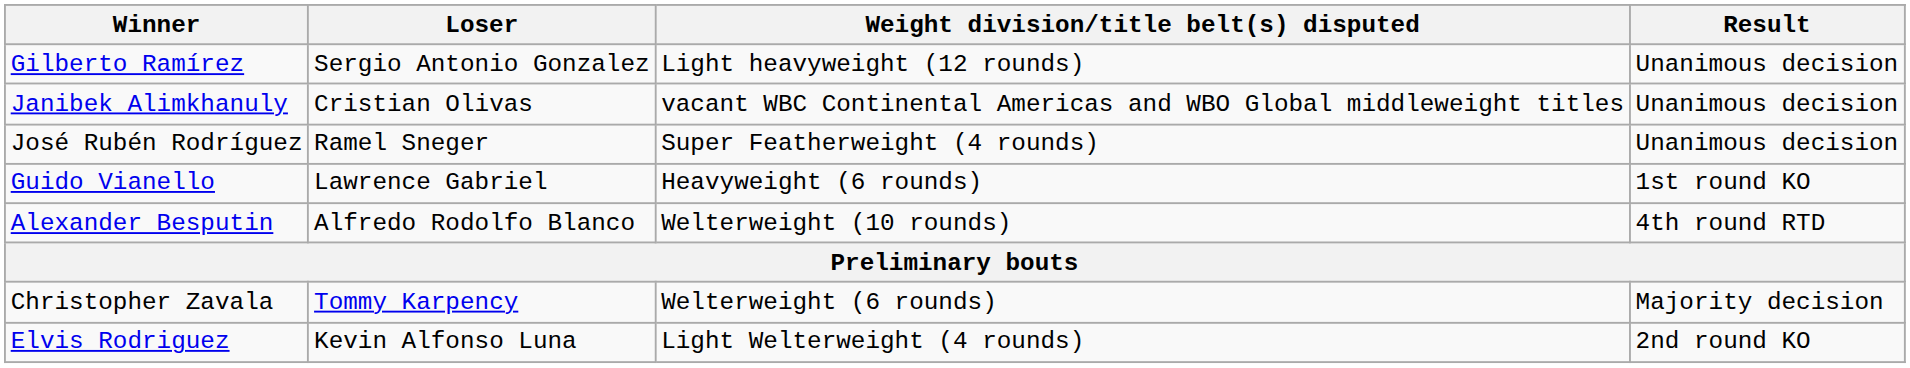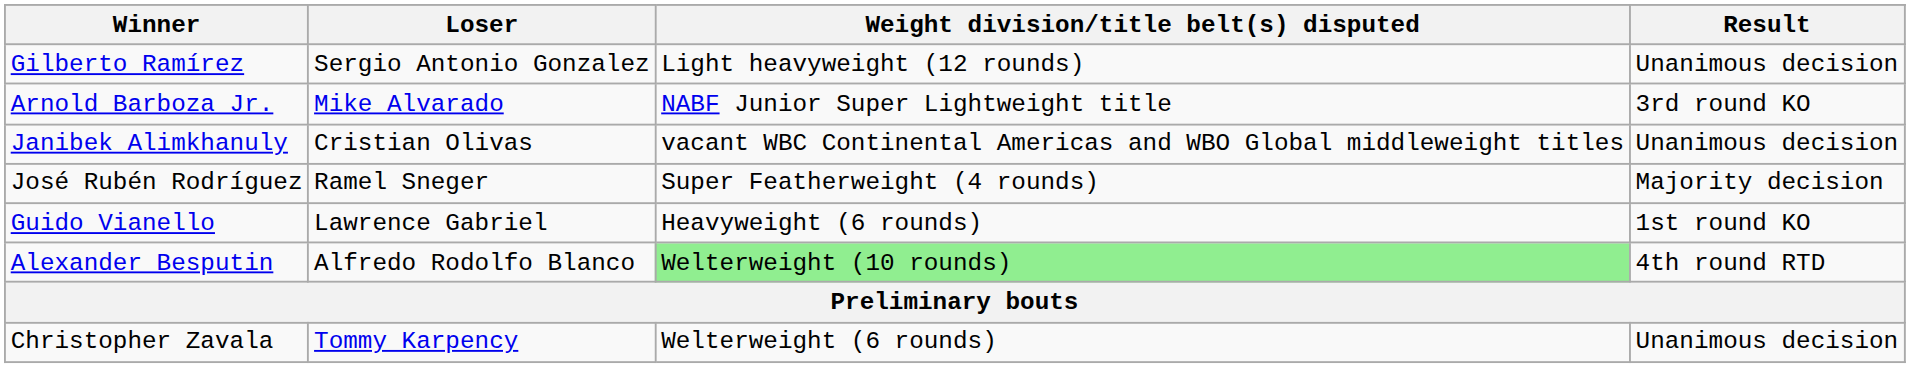+ row: (142, 104)
(1767, 144) Unanimous decision -> (1760, 183) Majority decision
(836, 223) no background -> (836, 262) lightgreen background
(1760, 302) Majority decision -> (1767, 342) Unanimous decision
- row: (120, 342)
